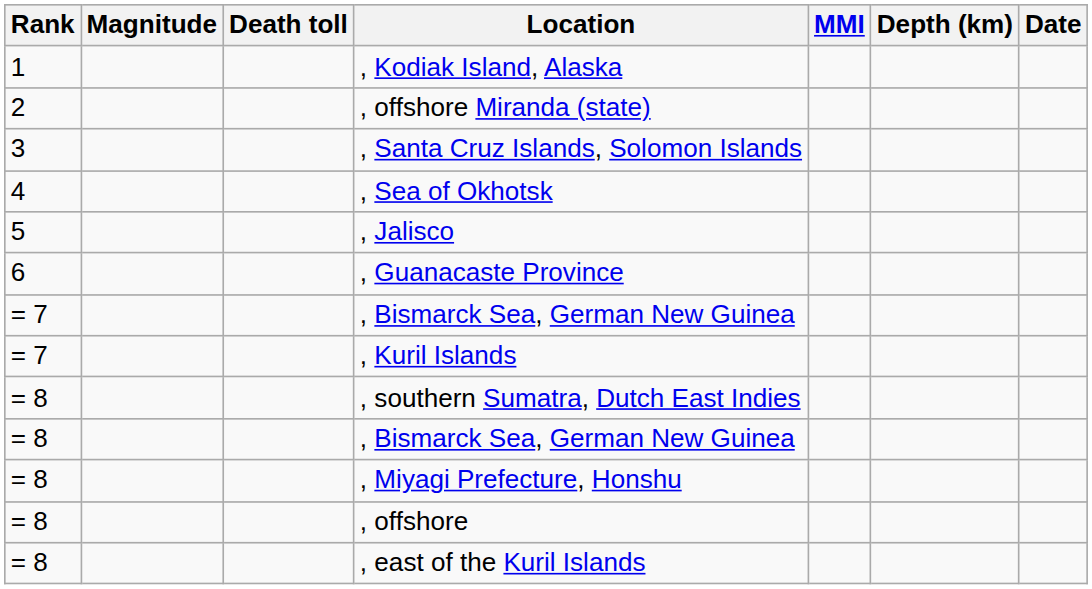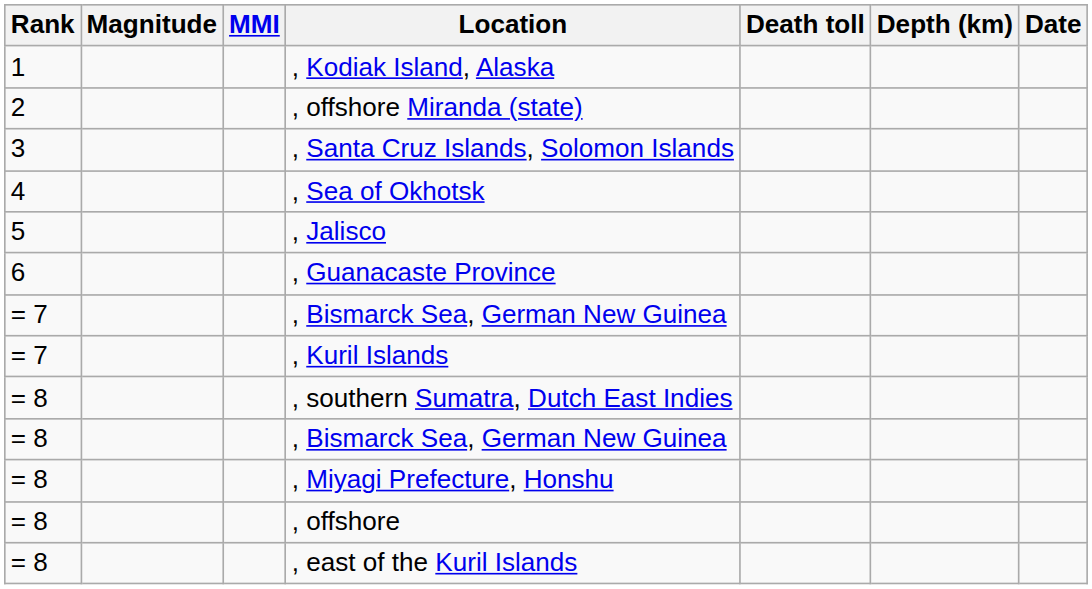columns swapped: (288, 25) <-> (839, 25)
